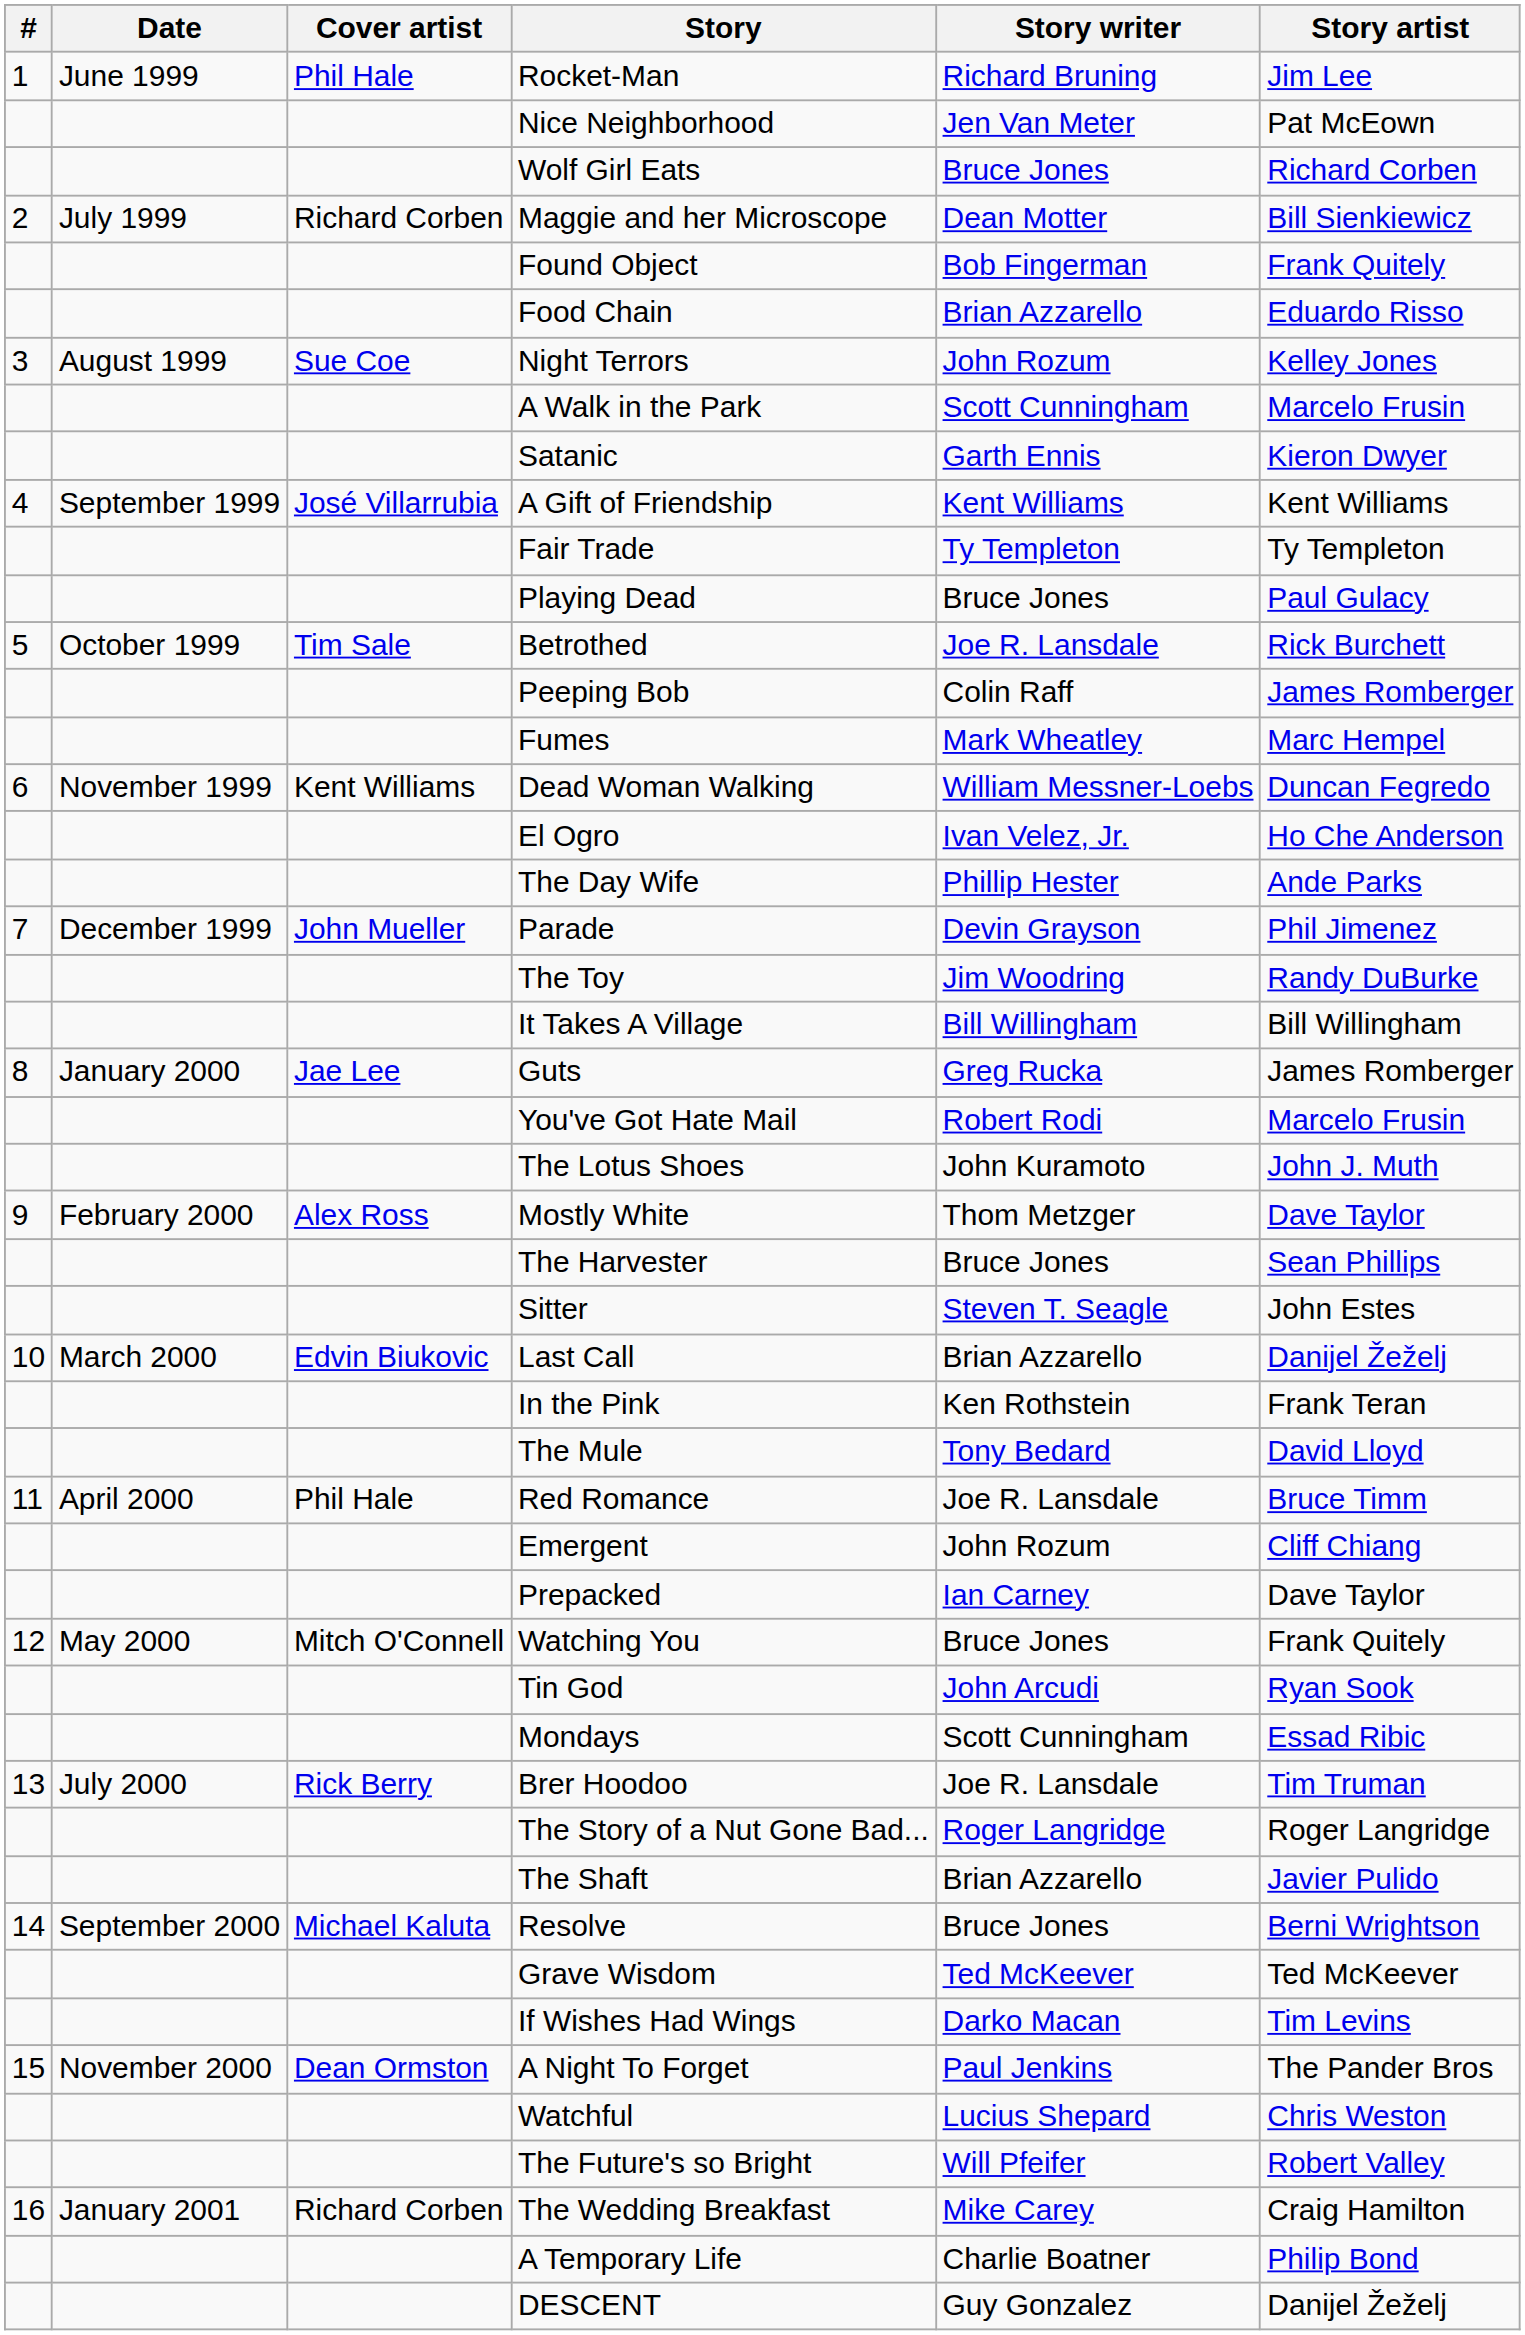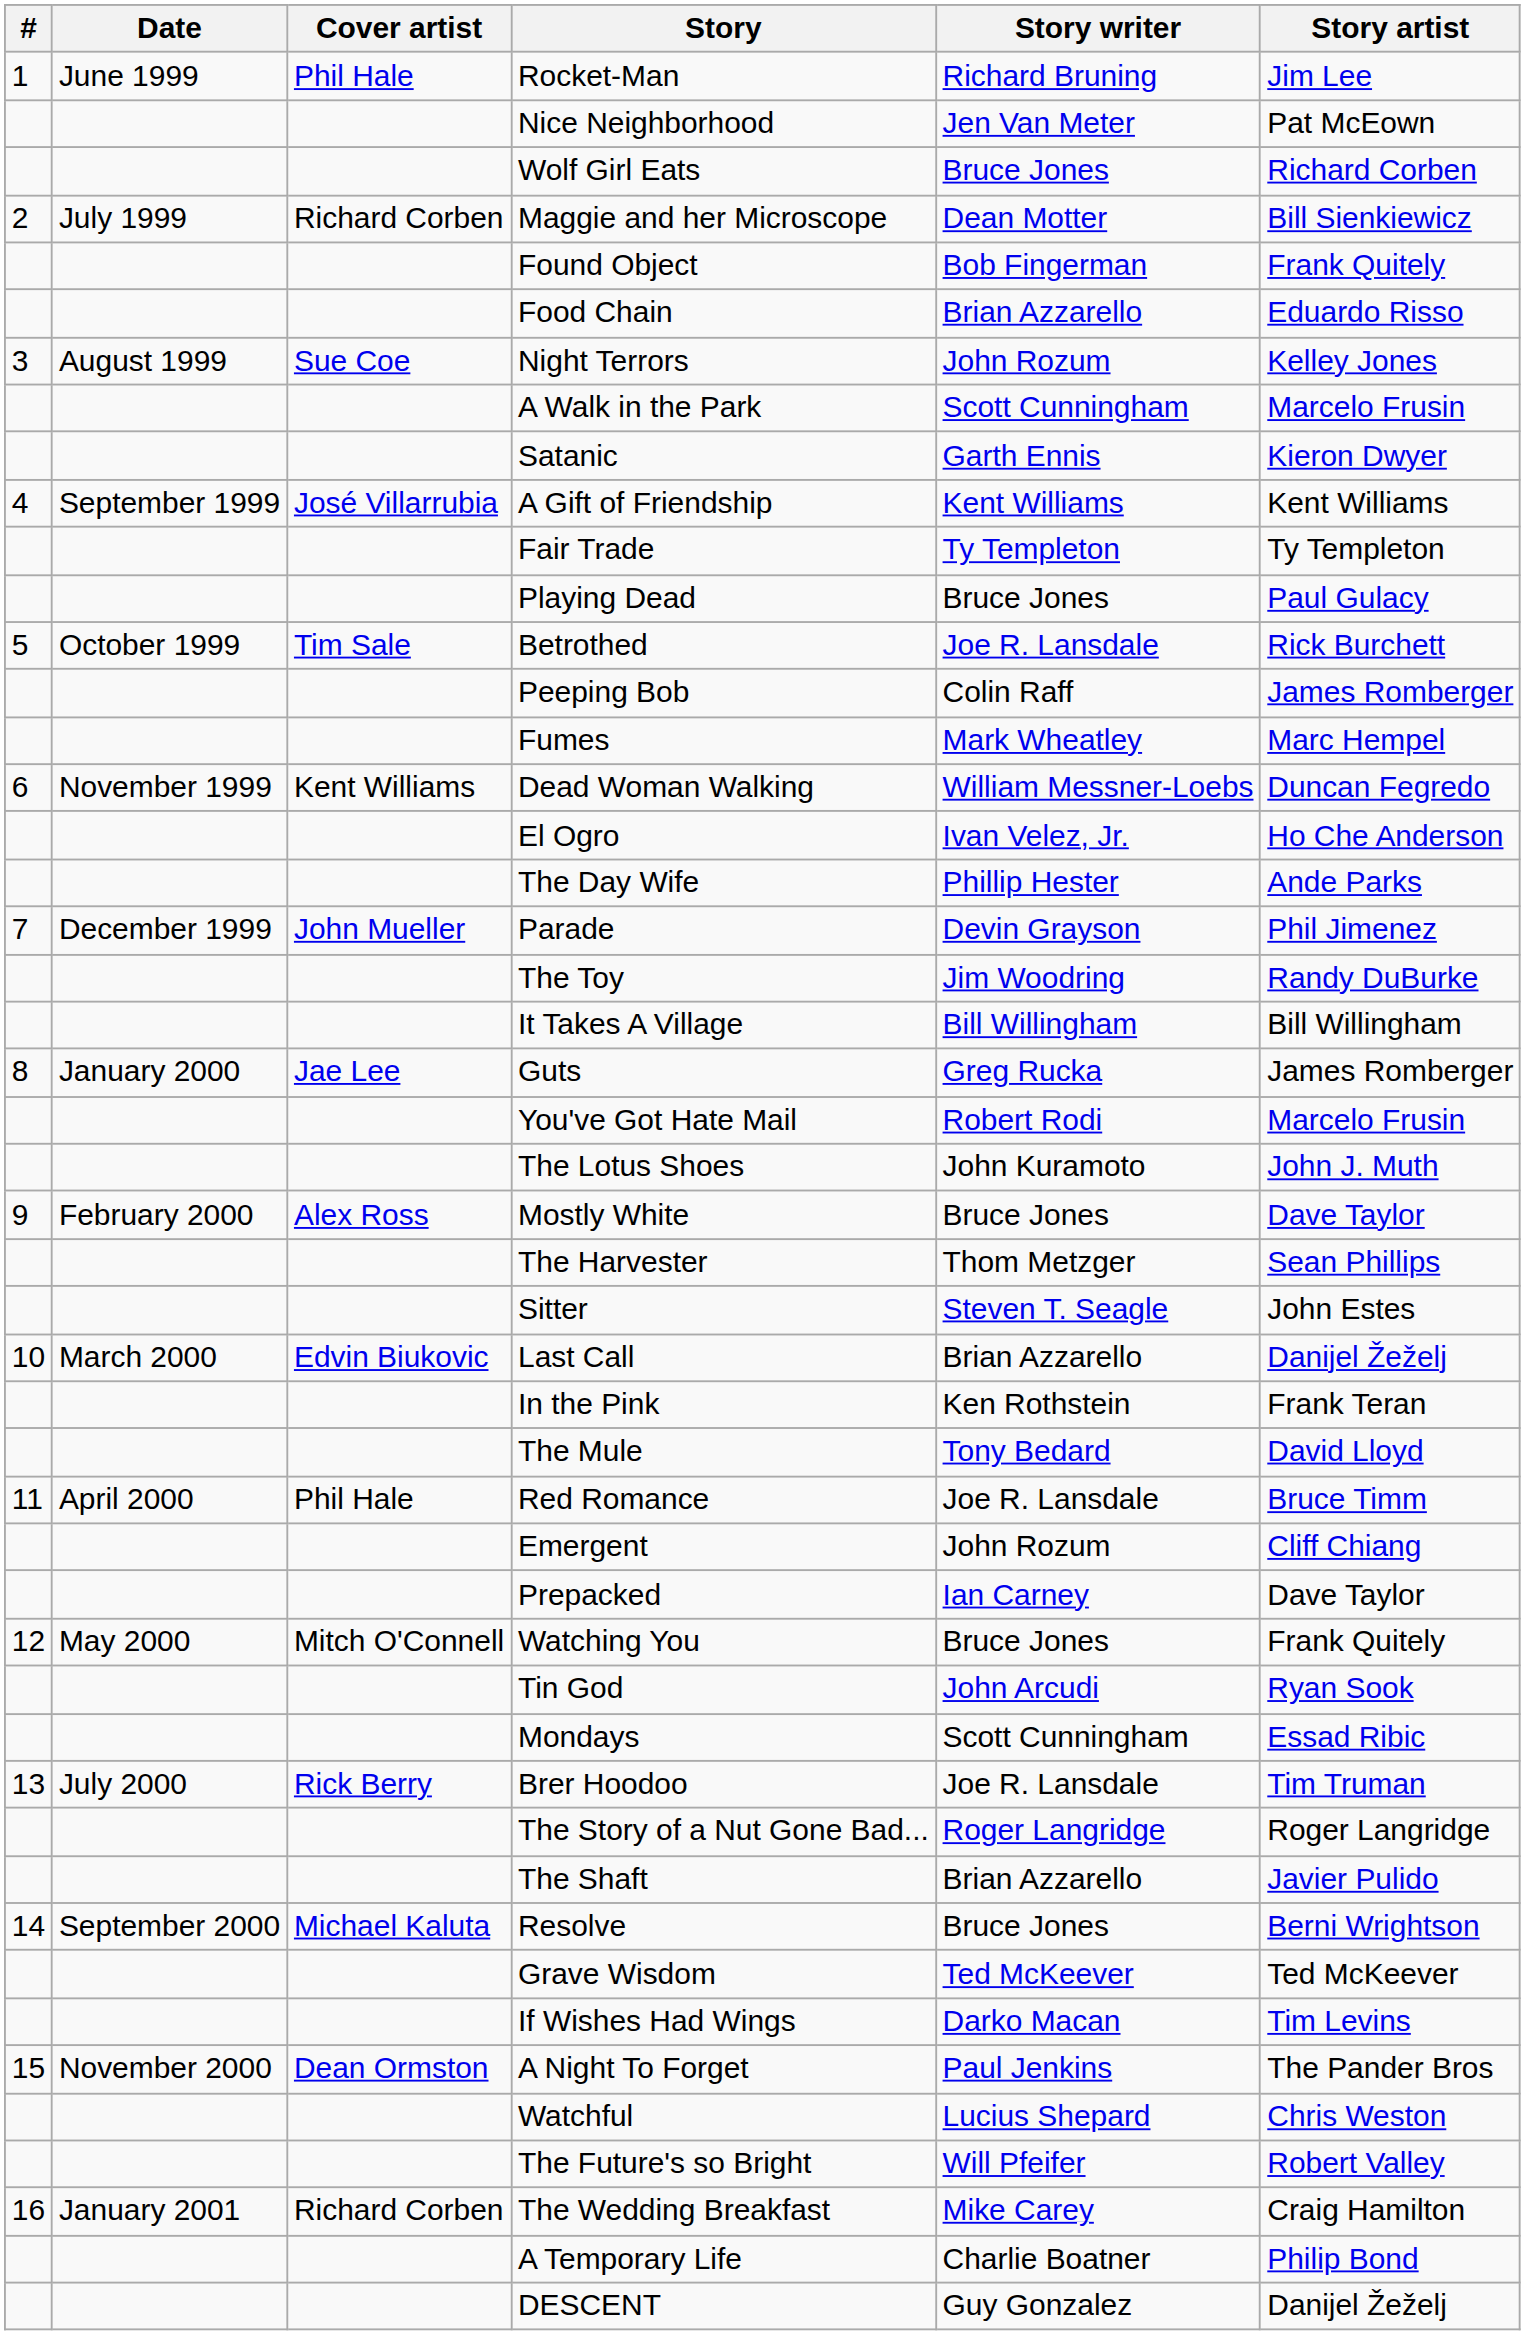(1039, 1214) Thom Metzger -> (1026, 1214) Bruce Jones
(1026, 1261) Bruce Jones -> (1039, 1261) Thom Metzger
